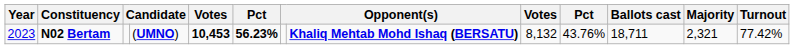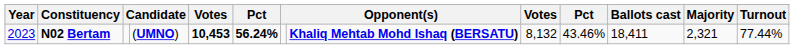(257, 34) 56.23% -> (257, 34) 56.24%
(584, 34) 43.76% -> (584, 34) 43.46%
(629, 34) 18,711 -> (629, 34) 18,411
(761, 34) 77.42% -> (761, 34) 77.44%
